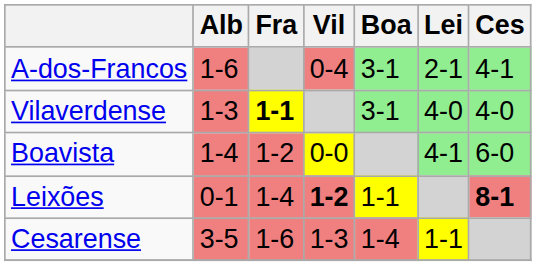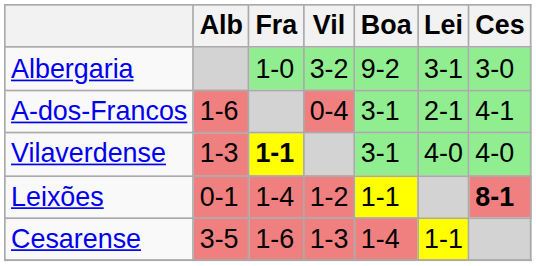+ row: (72, 68)
- row: (63, 153)
(329, 196) bold -> (329, 196) normal
